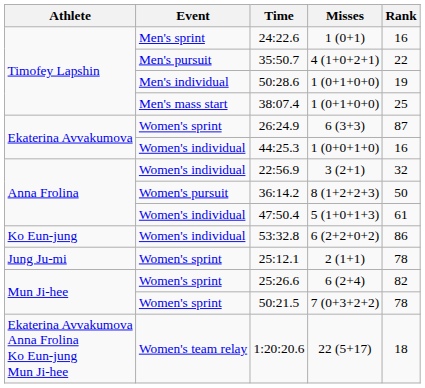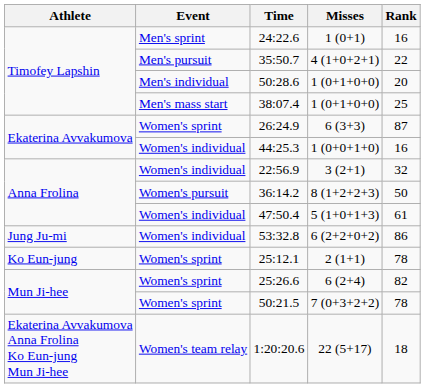(401, 82) 19 -> (401, 82) 20
(42, 236) Ko Eun-jung -> (37, 236) Jung Ju-mi
(37, 258) Jung Ju-mi -> (42, 258) Ko Eun-jung
